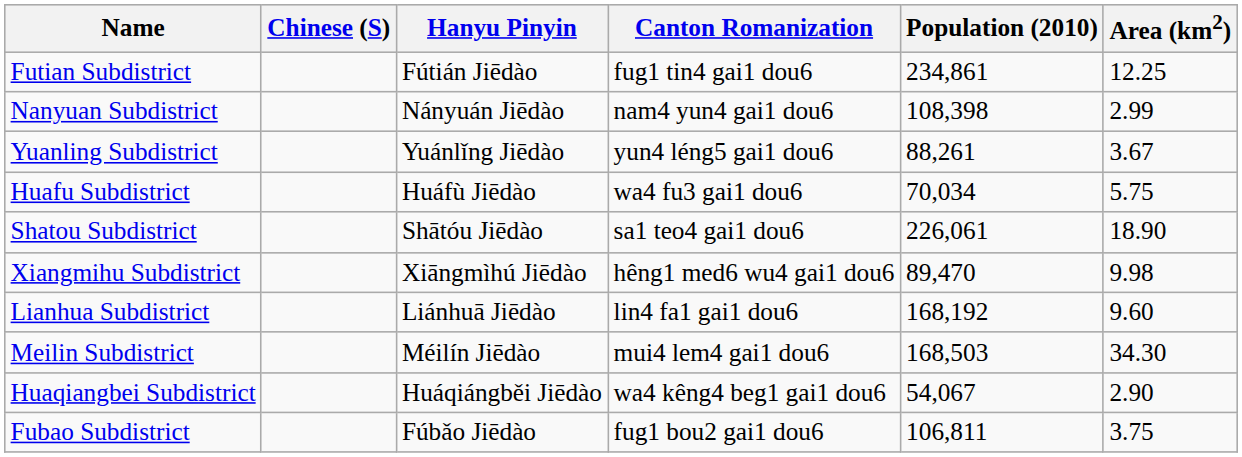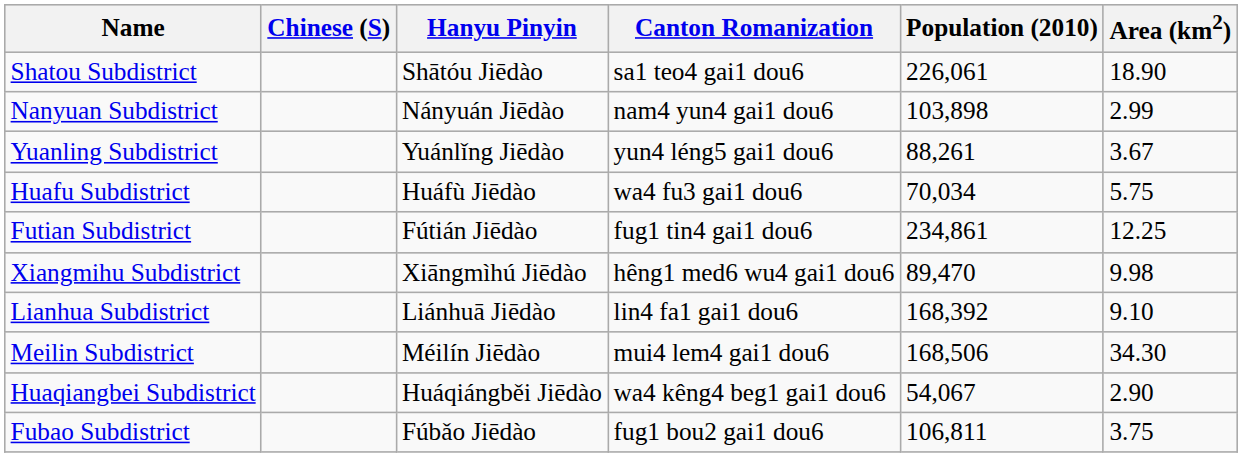rows swapped: (104, 231) <-> (101, 71)
(947, 111) 108,398 -> (947, 111) 103,898
(947, 312) 168,192 -> (947, 312) 168,392
(1132, 312) 9.60 -> (1132, 312) 9.10
(947, 352) 168,503 -> (947, 352) 168,506
